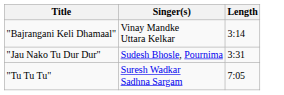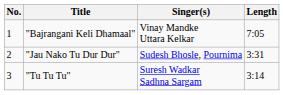+ column: (14, 12)
(236, 33) 3:14 -> (255, 33) 7:05
(236, 76) 7:05 -> (255, 76) 3:14
